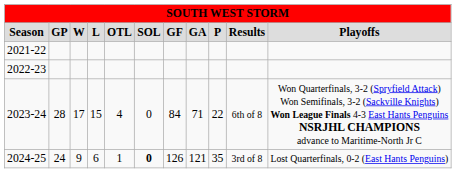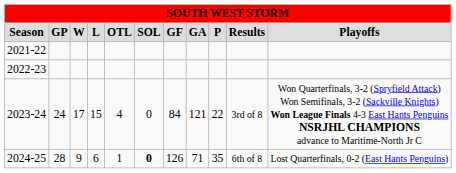(59, 114) 28 -> (59, 114) 24
(198, 114) 71 -> (198, 114) 121
(247, 114) 6th of 8 -> (247, 114) 3rd of 8
(59, 158) 24 -> (59, 158) 28
(198, 158) 121 -> (198, 158) 71
(247, 159) 3rd of 8 -> (247, 159) 6th of 8
